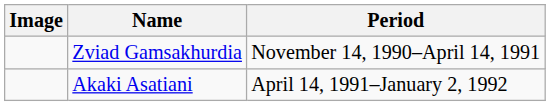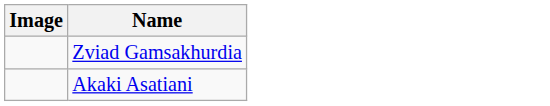- column: (396, 20)
